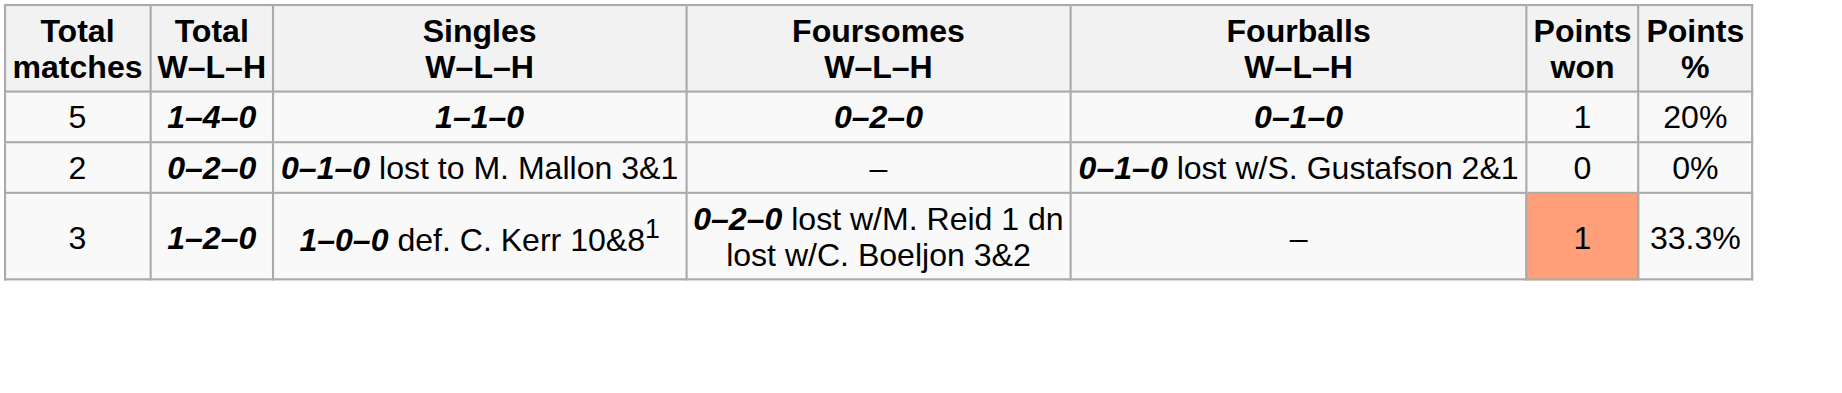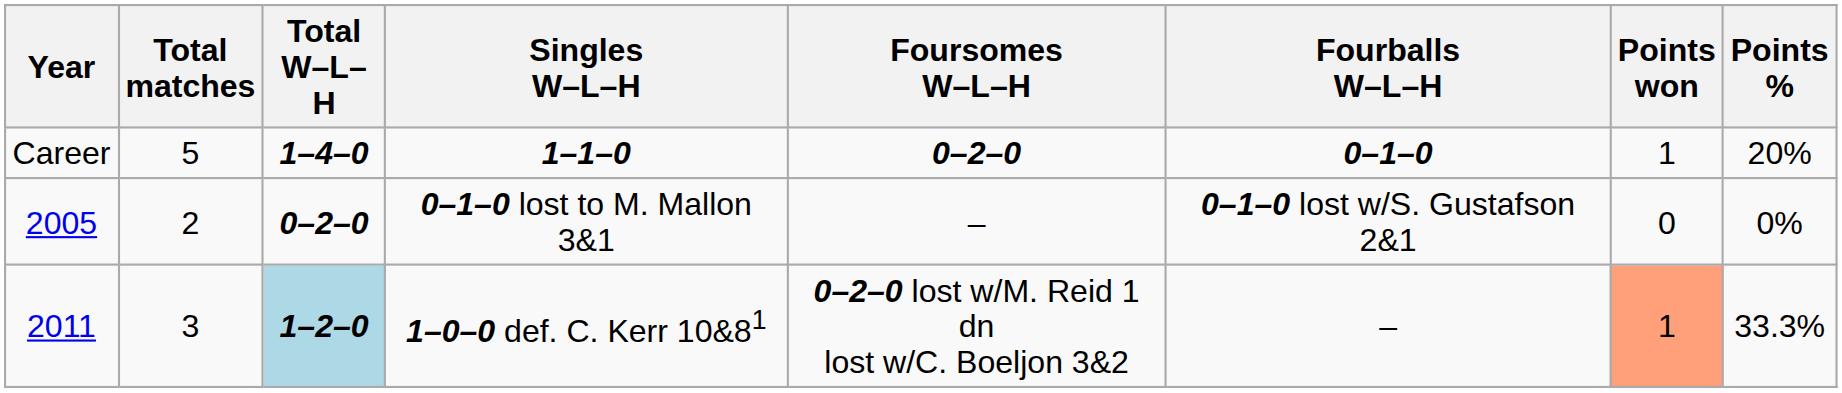+ column: (61, 66)
(212, 237) no background -> (324, 326) lightblue background
